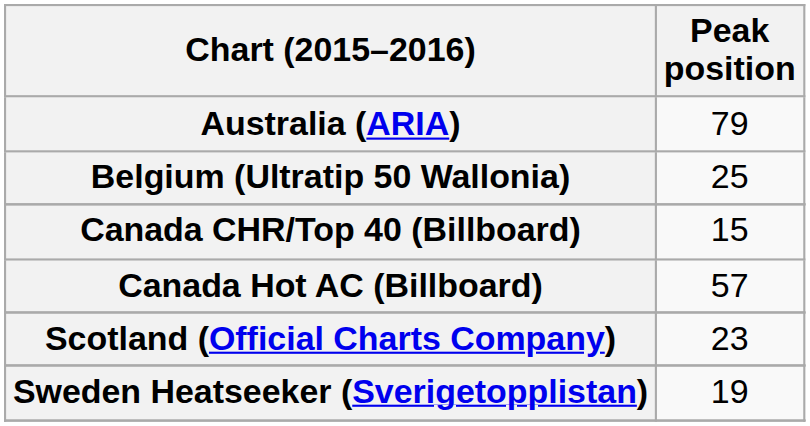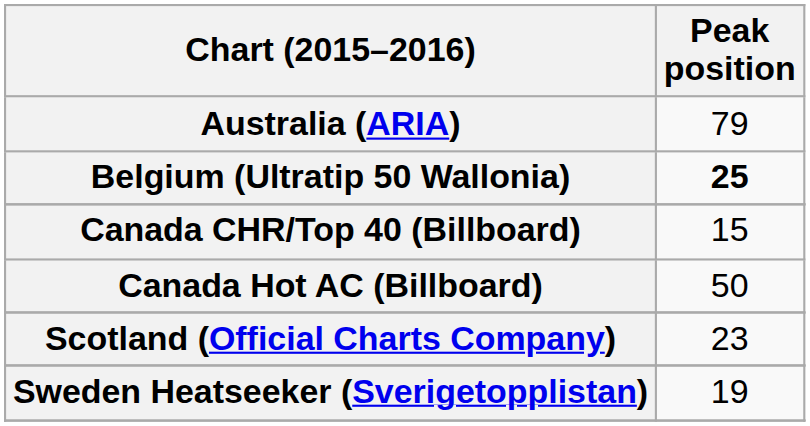(730, 177) normal -> (730, 177) bold
(730, 284) 57 -> (730, 284) 50
